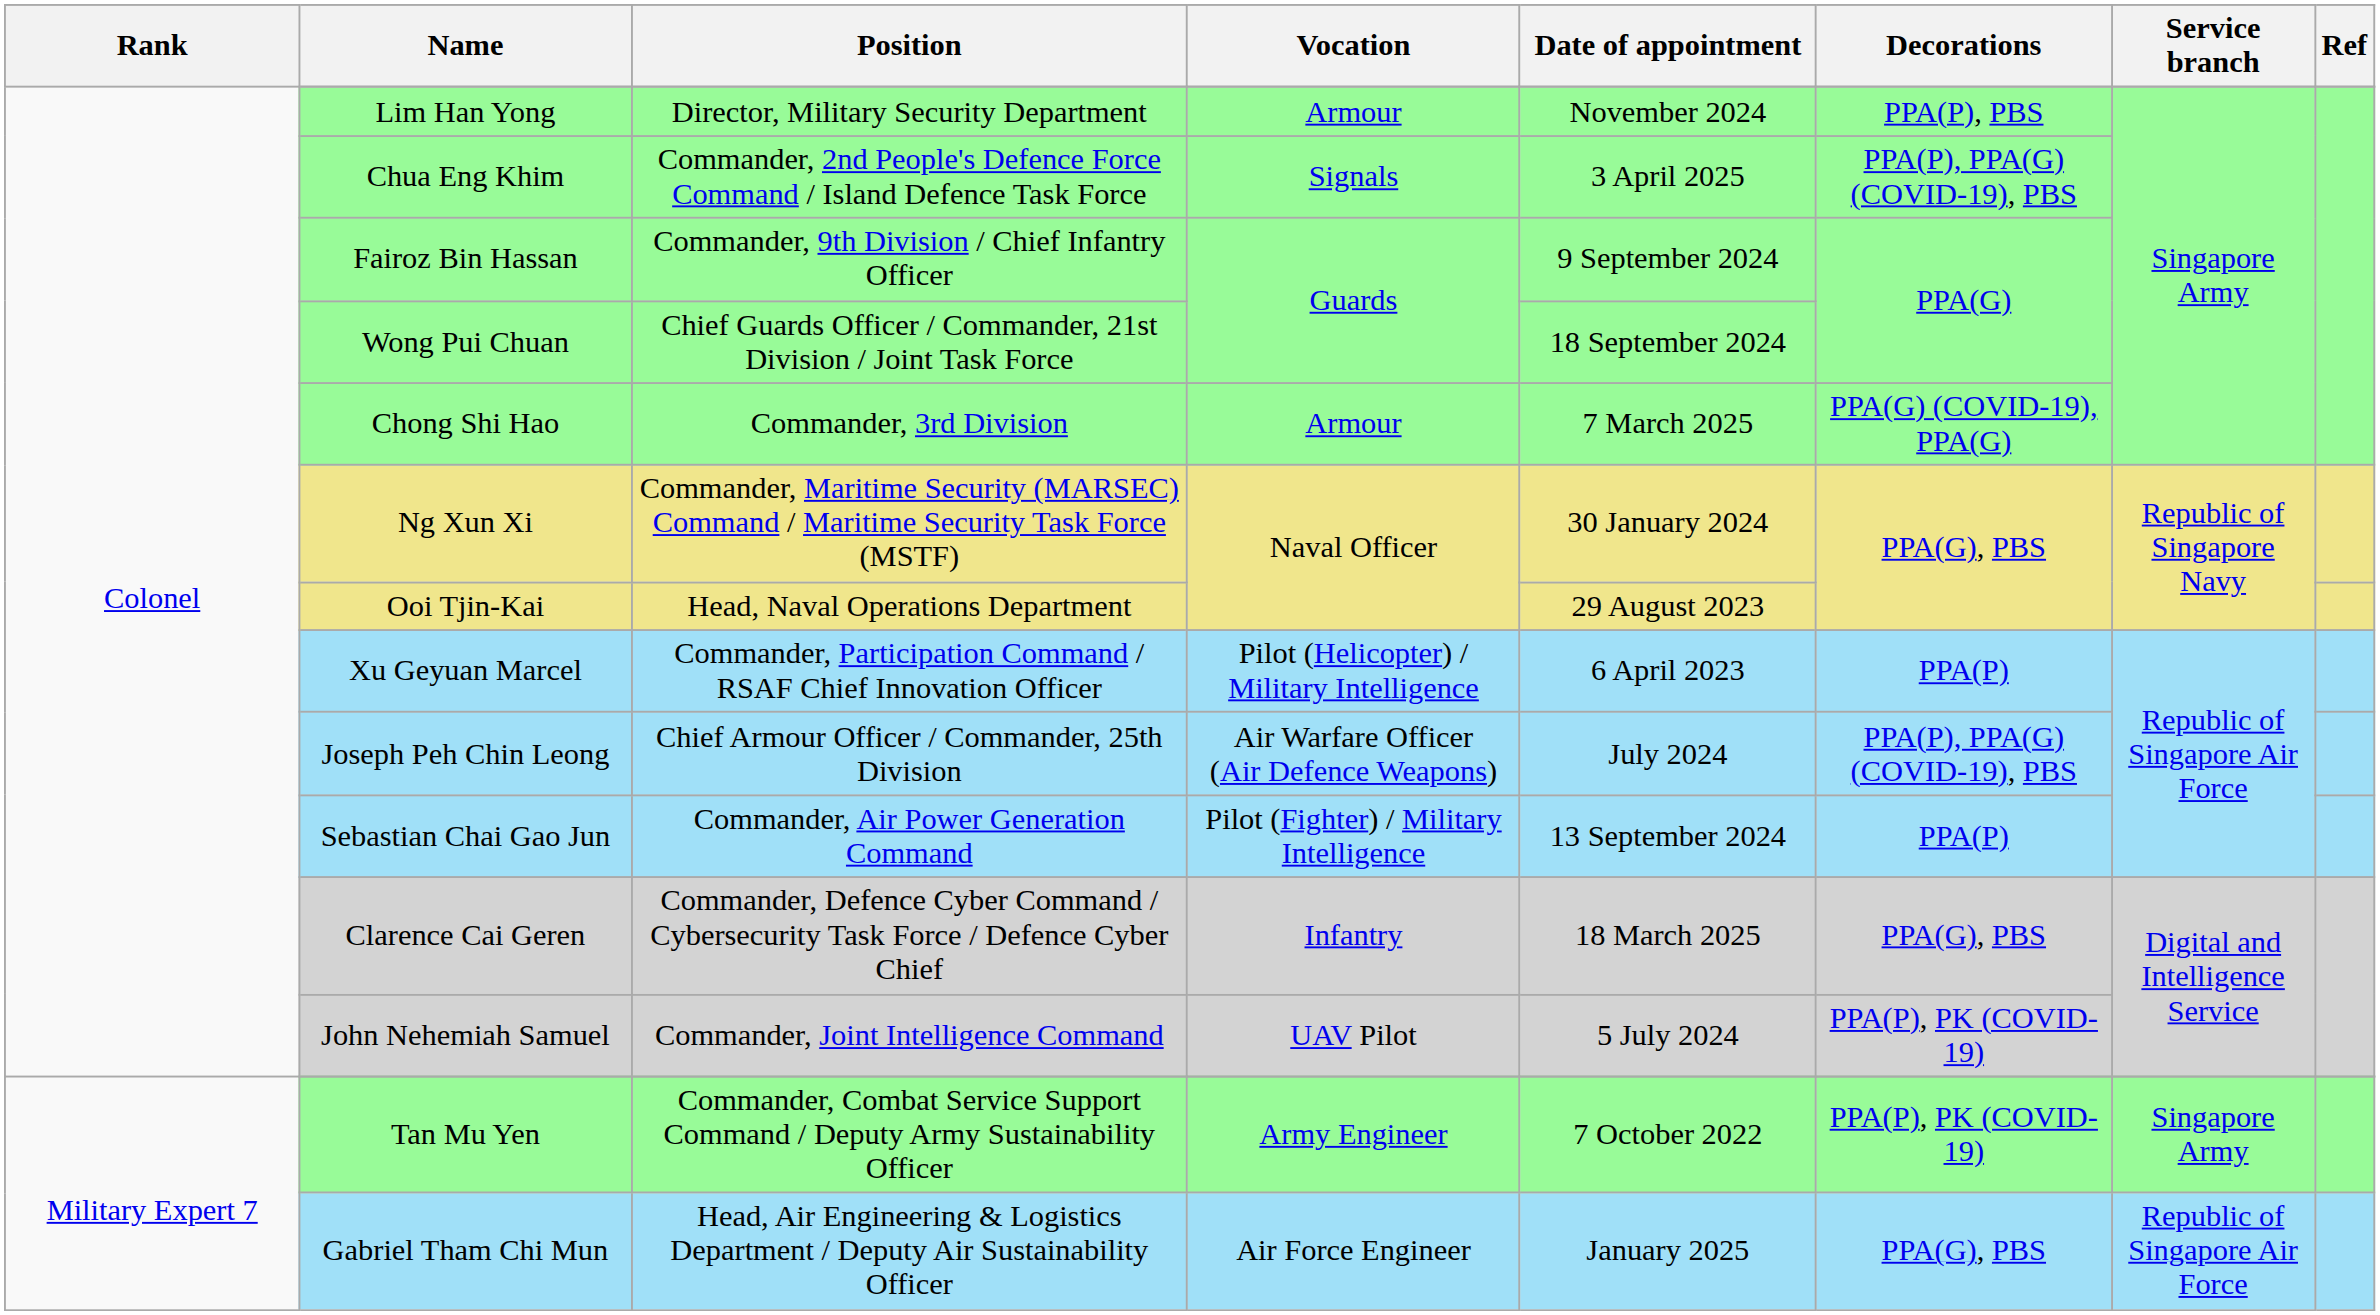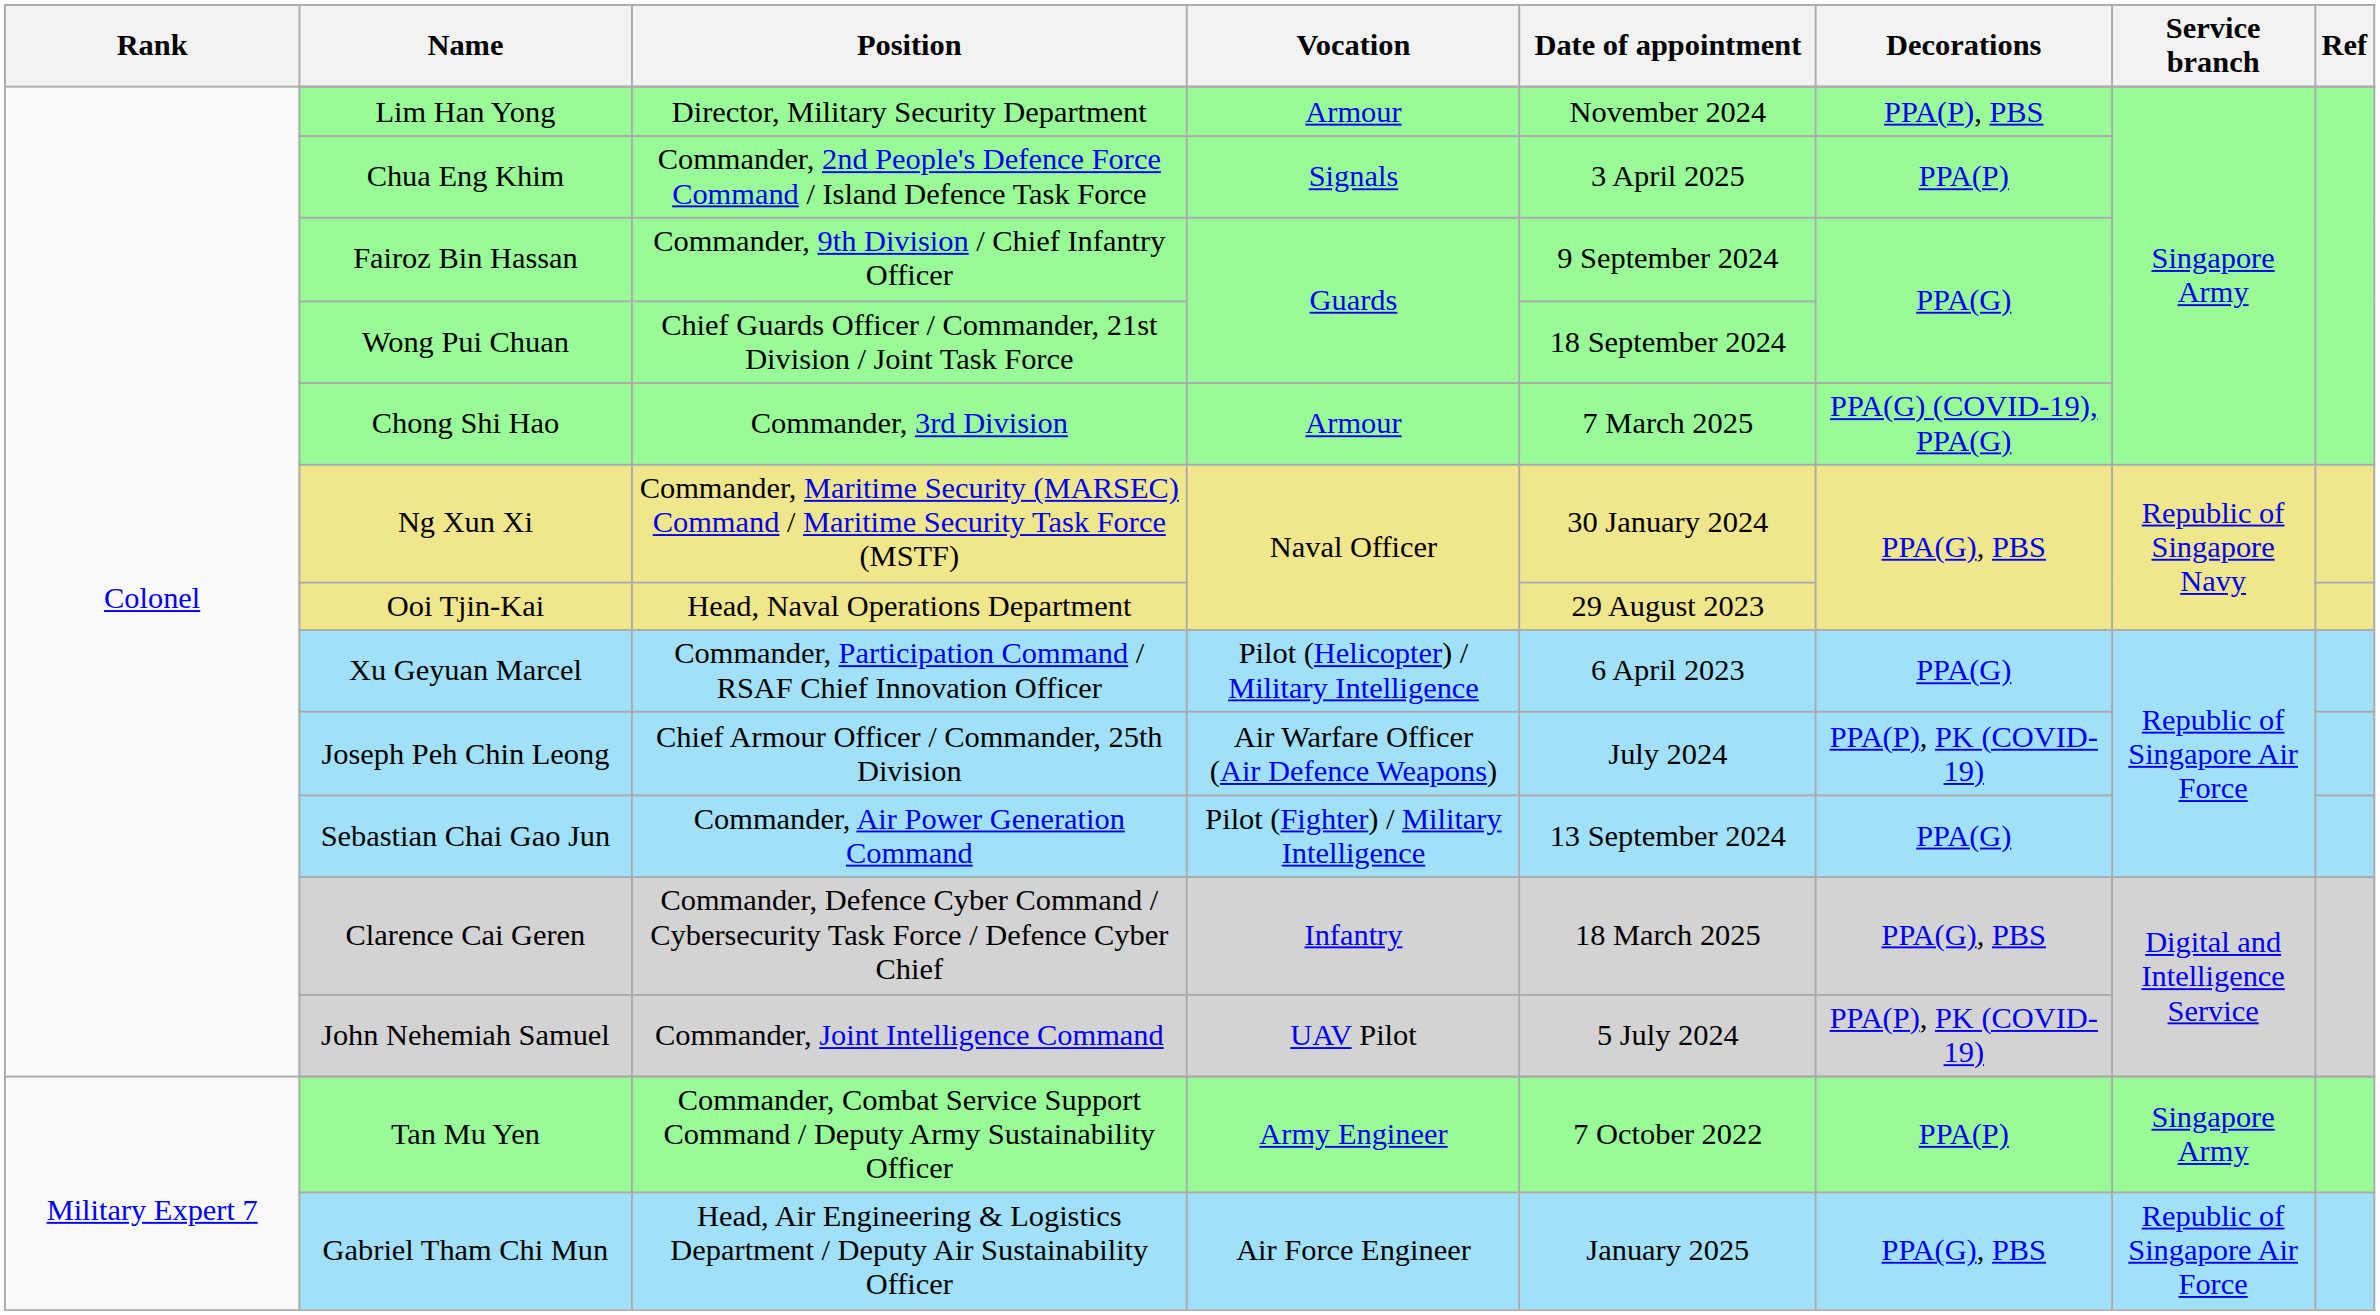(1964, 176) PPA(P), PPA(G) (COVID-19), PBS -> (1964, 176) PPA(P)
(1964, 670) PPA(P) -> (1964, 670) PPA(G)
(1964, 753) PPA(P), PPA(G) (COVID-19), PBS -> (1964, 753) PPA(P), PK (COVID-19)
(1964, 835) PPA(P) -> (1964, 835) PPA(G)
(1964, 1134) PPA(P), PK (COVID-19) -> (1964, 1134) PPA(P)
